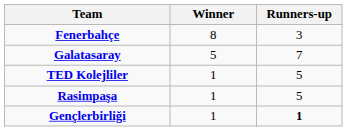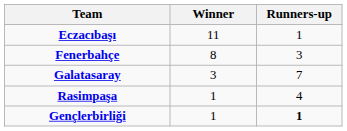+ row: (87, 34)
(213, 55) 5 -> (213, 75) 3
- row: (87, 75)
(299, 95) 5 -> (299, 95) 4
